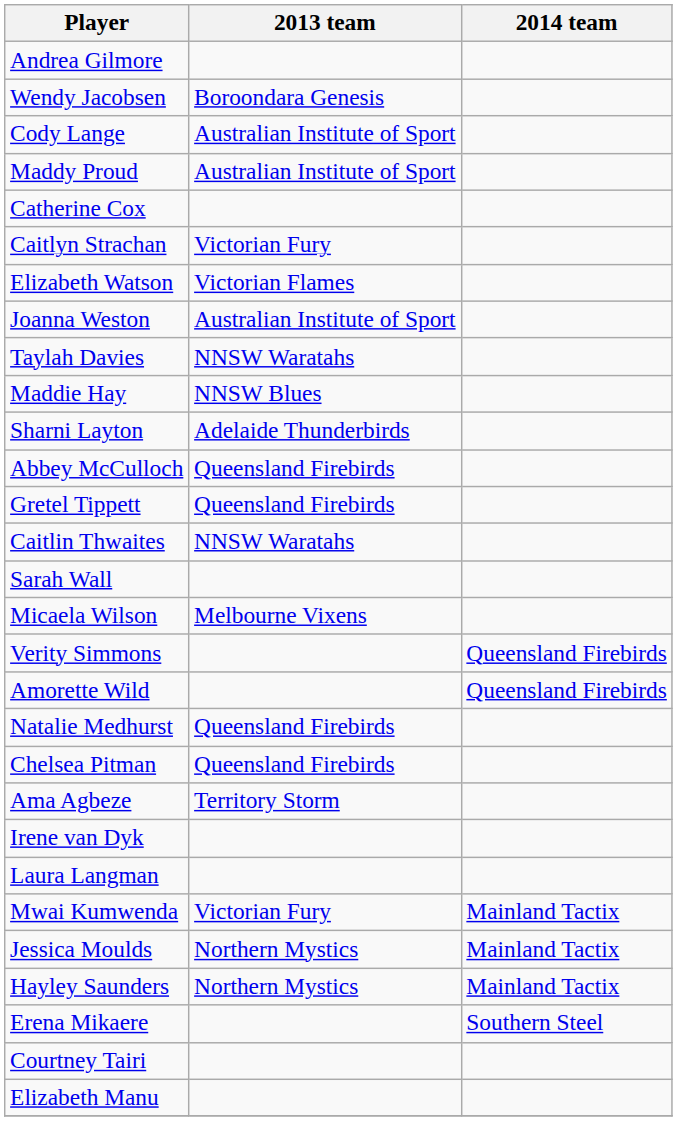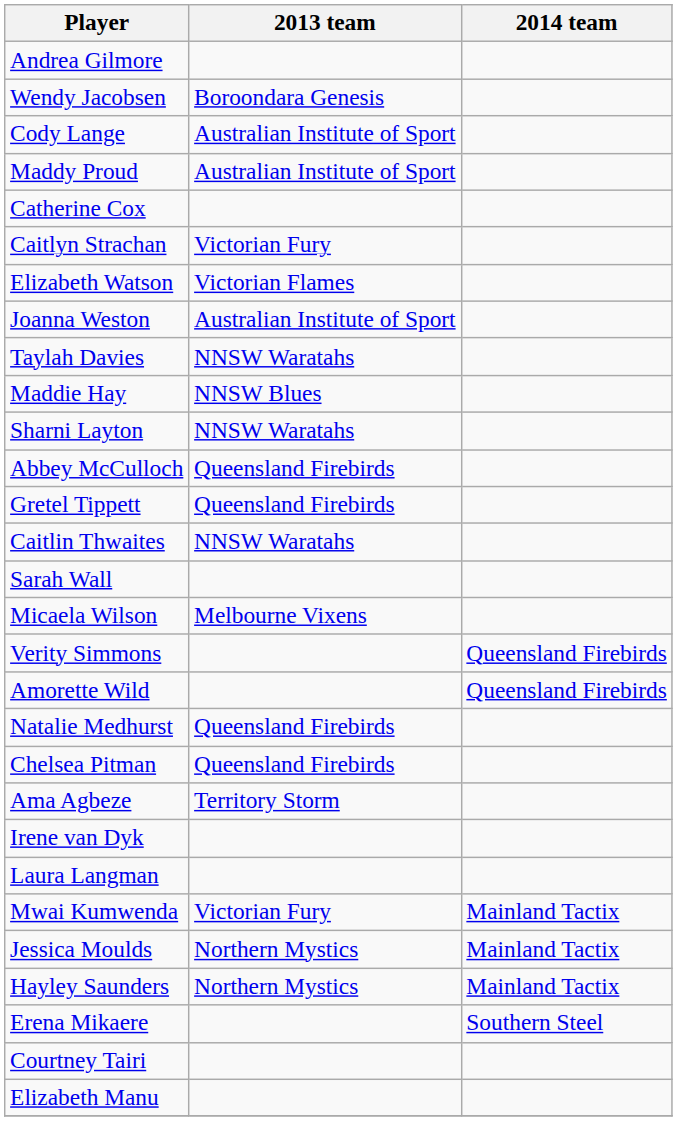(302, 430) Adelaide Thunderbirds -> (274, 430) NNSW Waratahs
